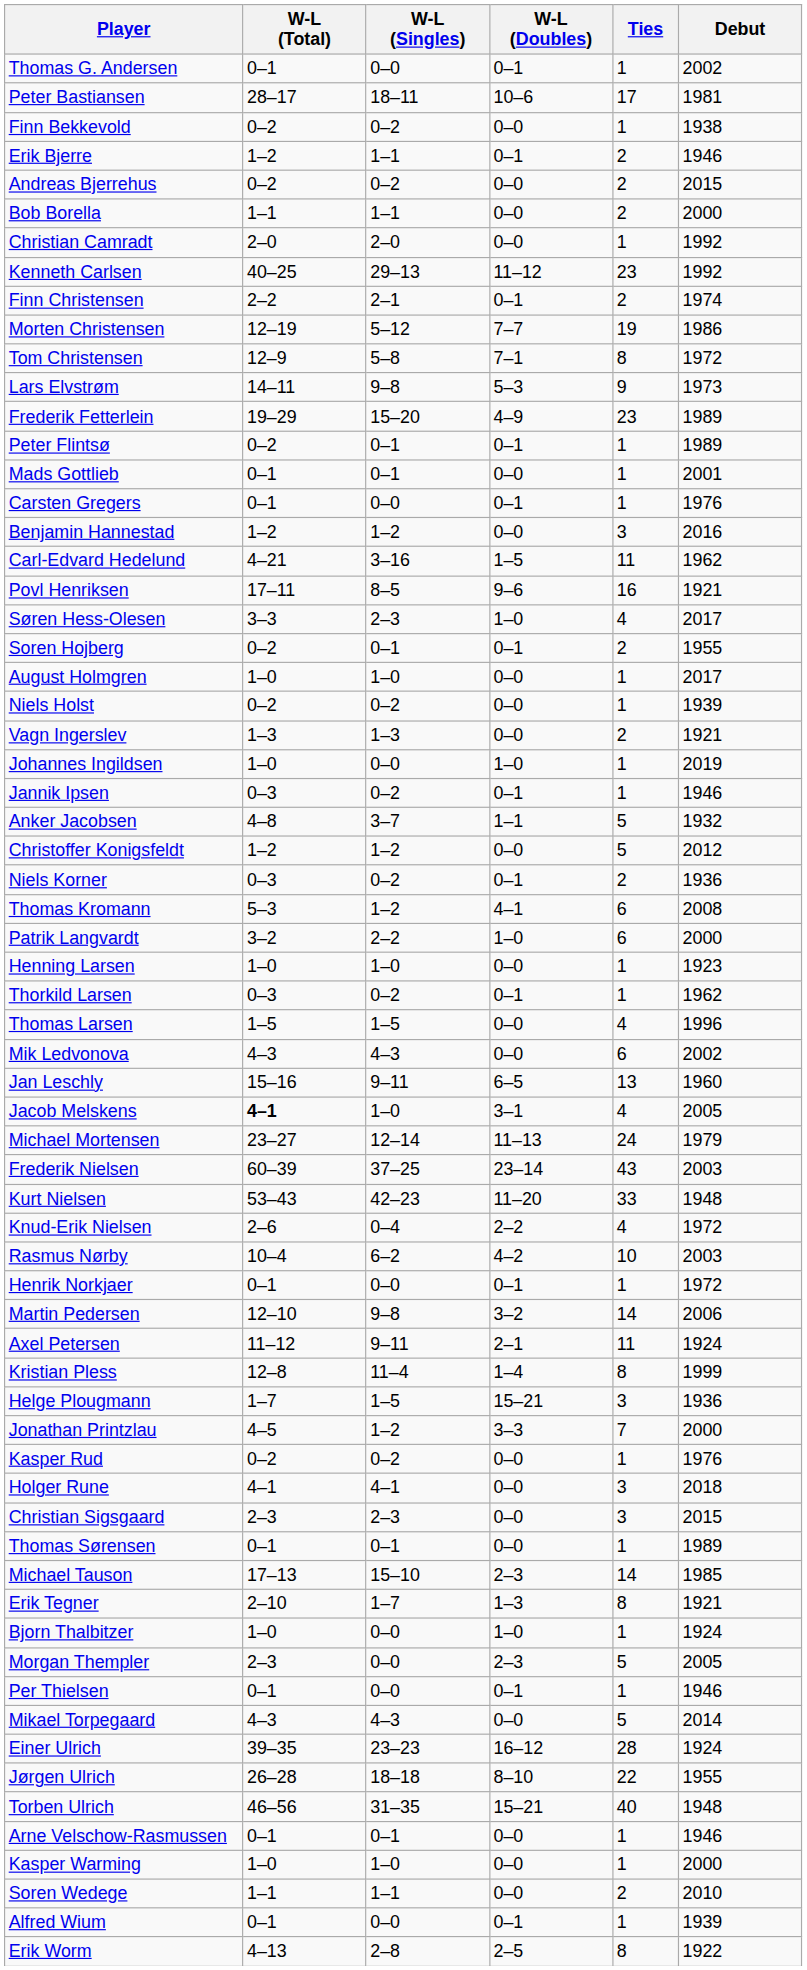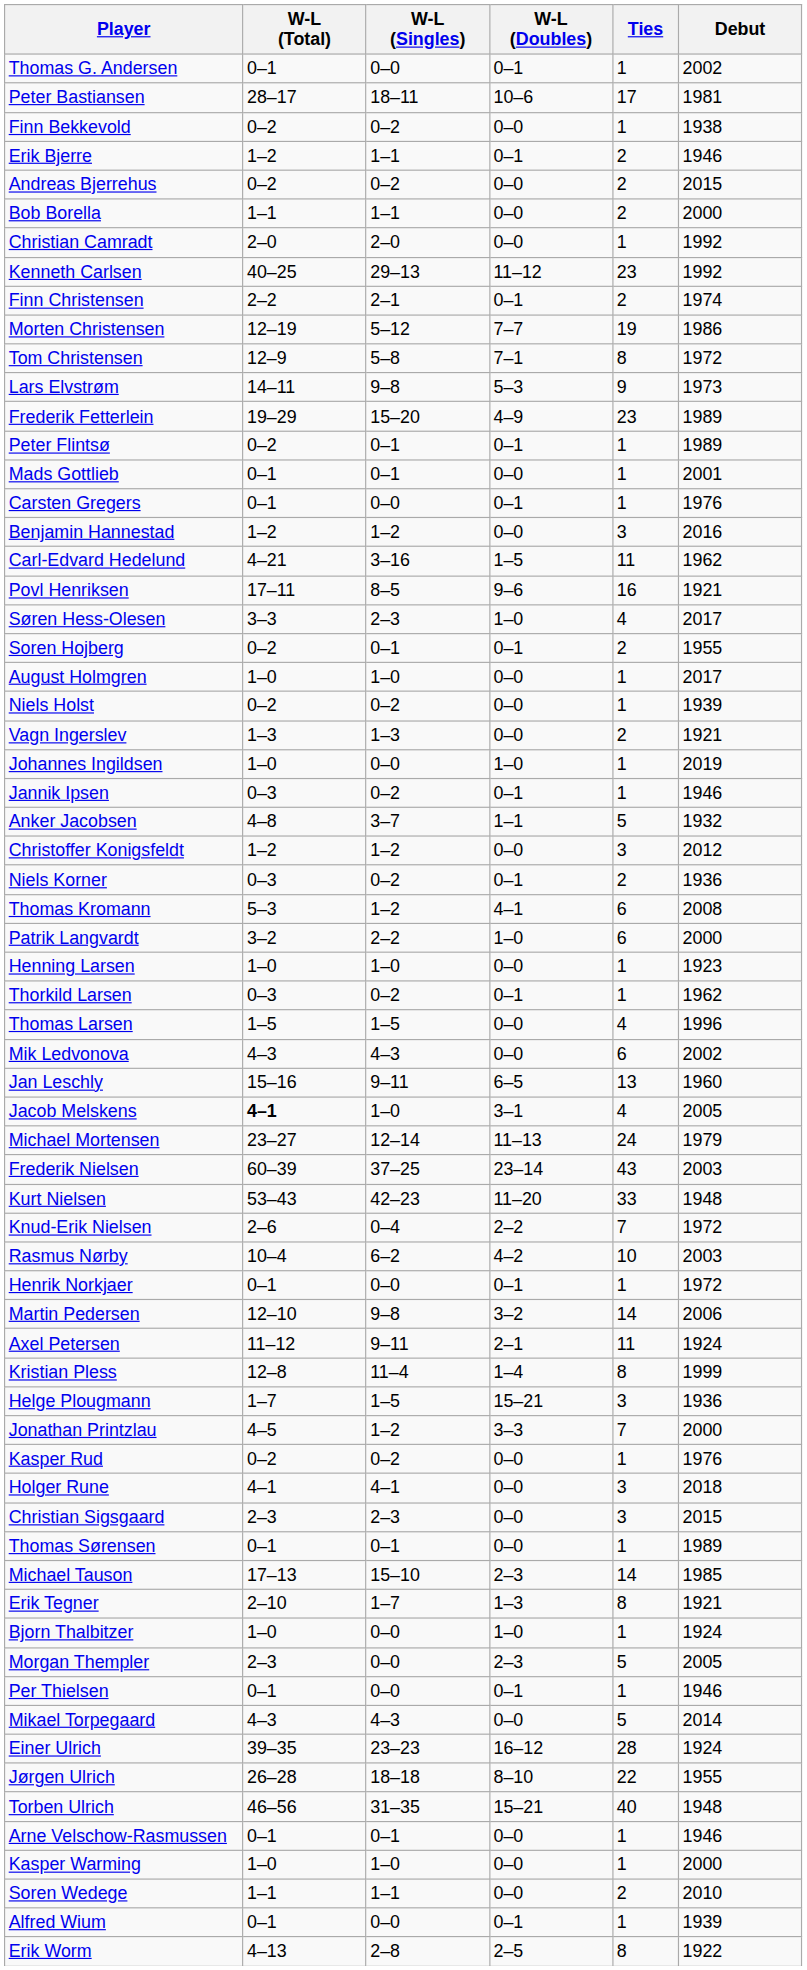(622, 850) 5 -> (622, 850) 3
(622, 1226) 4 -> (622, 1226) 7
